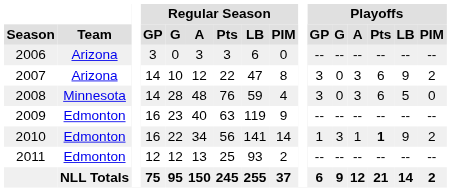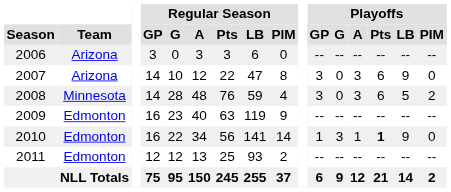(432, 75) 2 -> (432, 75) 0
(432, 95) 0 -> (432, 95) 2
(432, 136) 2 -> (432, 136) 0
